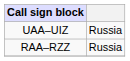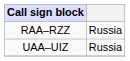rows swapped: (45, 47) <-> (45, 30)
